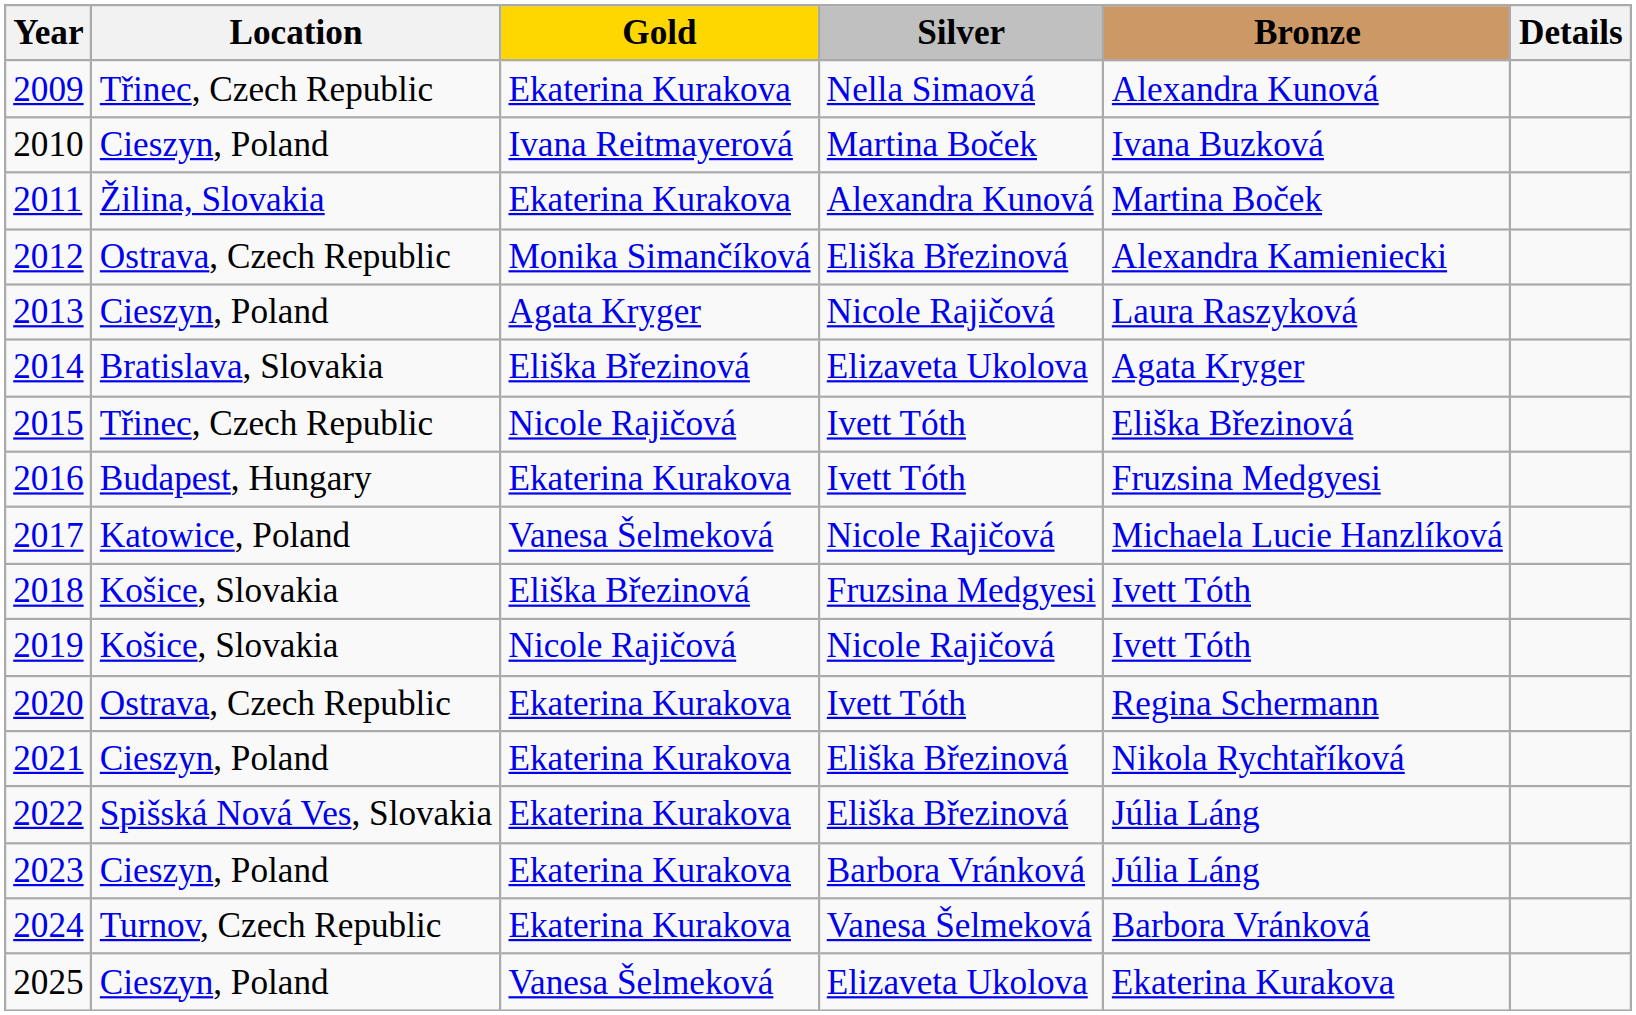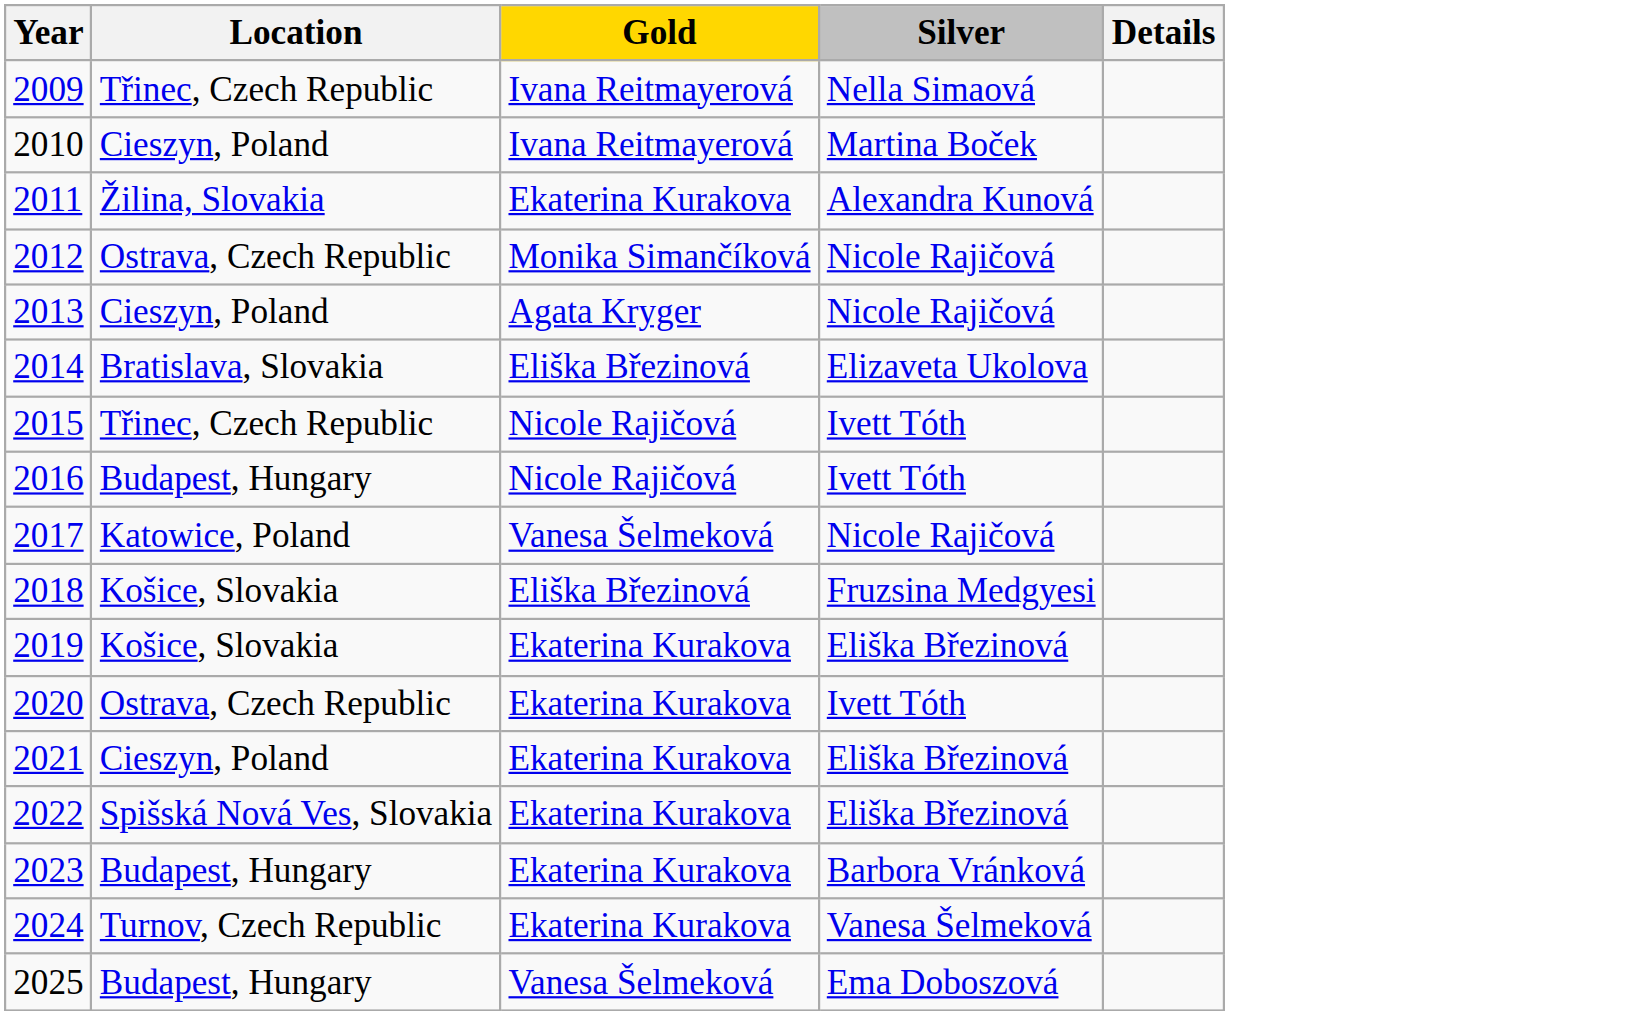- column: (1307, 32)
(650, 88) Ekaterina Kurakova -> (651, 88) Ivana Reitmayerová
(948, 255) Eliška Březinová -> (941, 255) Nicole Rajičová
(650, 479) Ekaterina Kurakova -> (622, 479) Nicole Rajičová
(622, 646) Nicole Rajičová -> (650, 646) Ekaterina Kurakova
(941, 646) Nicole Rajičová -> (948, 646) Eliška Březinová
(214, 869) Cieszyn, Poland -> (236, 869) Budapest, Hungary
(214, 981) Cieszyn, Poland -> (236, 981) Budapest, Hungary
(957, 981) Elizaveta Ukolova -> (943, 981) Ema Doboszová
